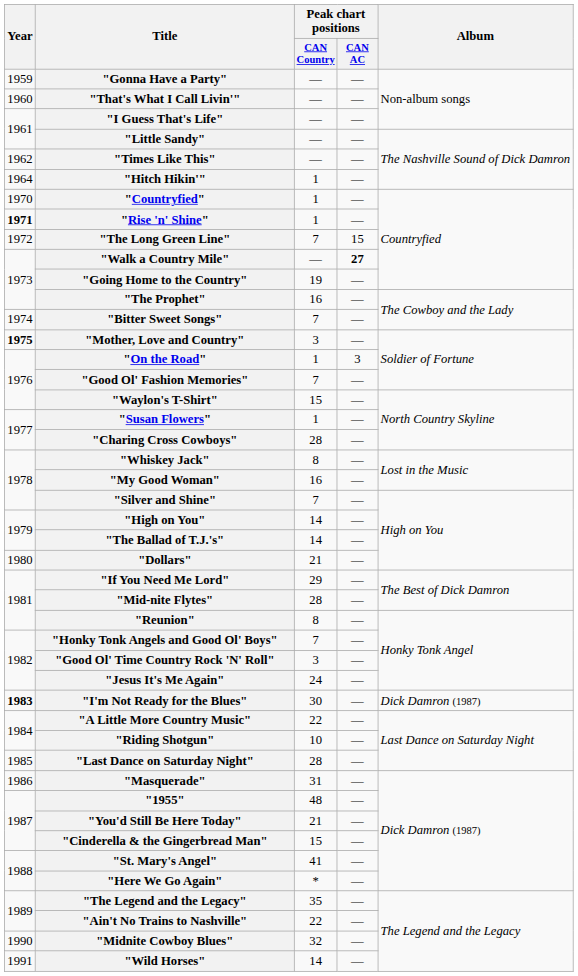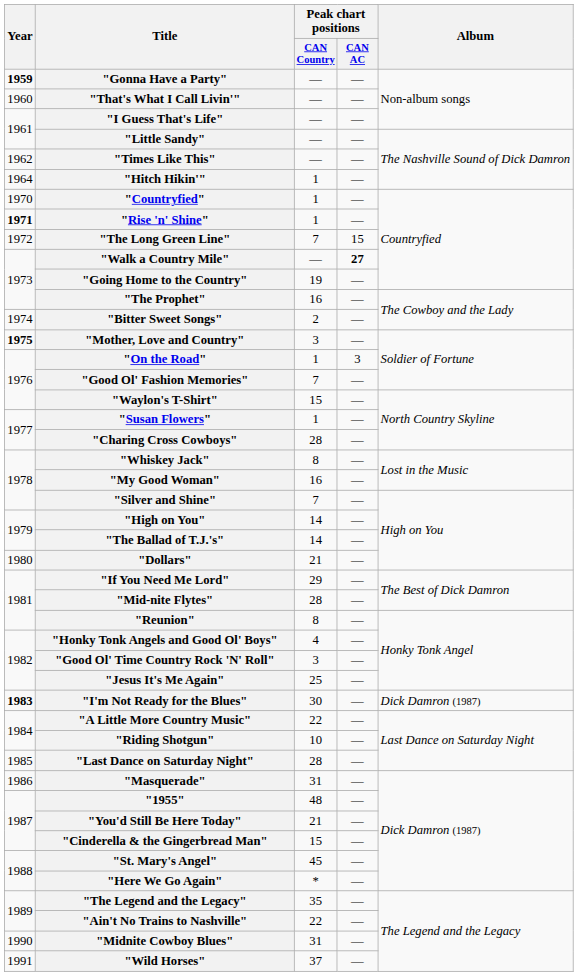(20, 79) normal -> (20, 79) bold
(316, 319) 7 -> (316, 319) 2
(316, 640) 7 -> (316, 640) 4
(316, 680) 24 -> (316, 680) 25
(316, 860) 41 -> (316, 860) 45
(316, 941) 32 -> (316, 941) 31
(316, 961) 14 -> (316, 961) 37
